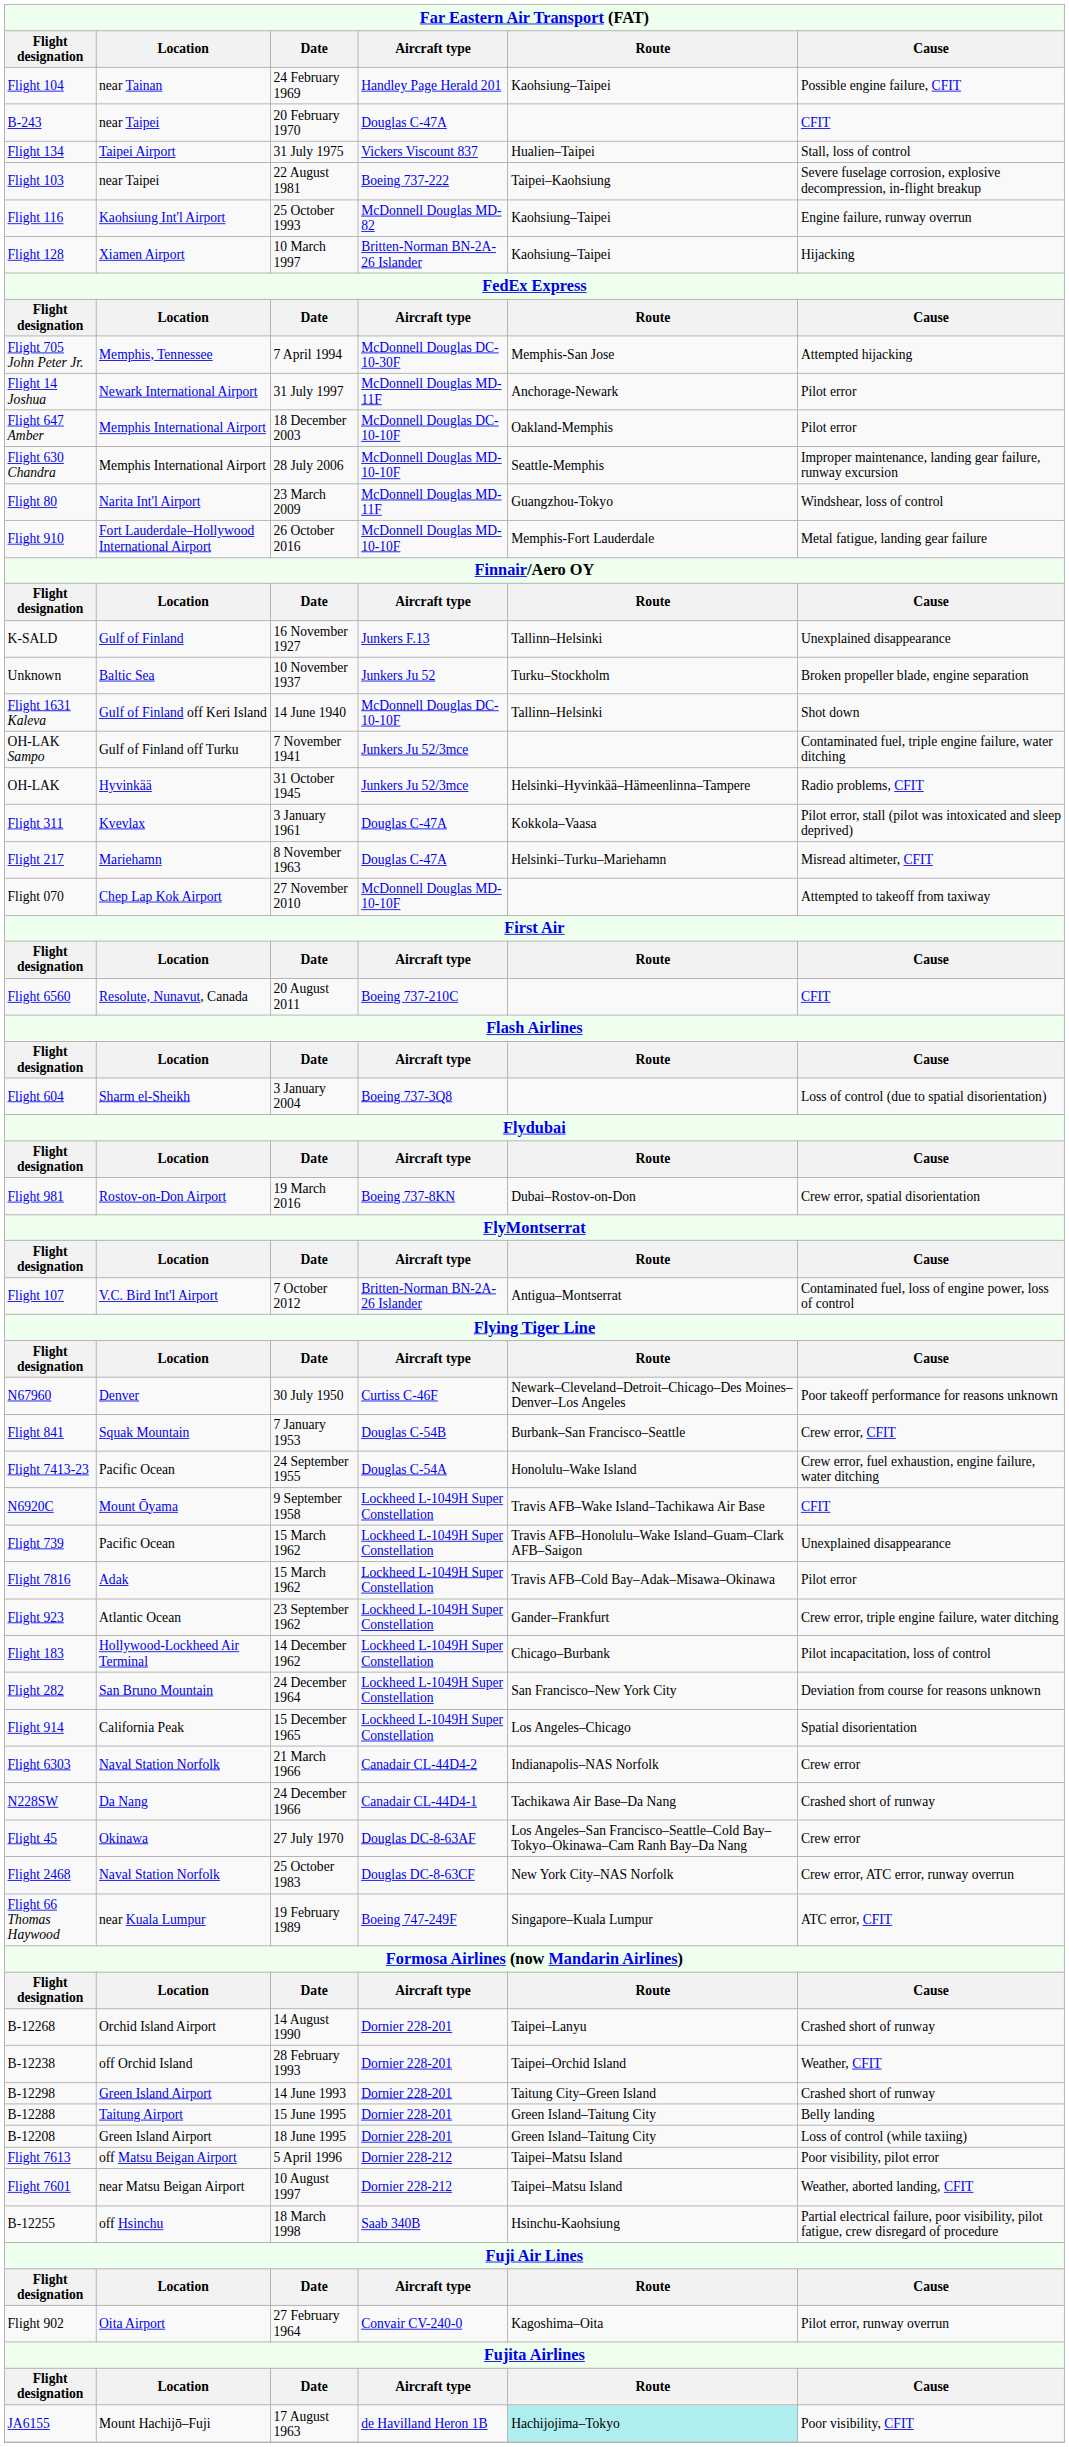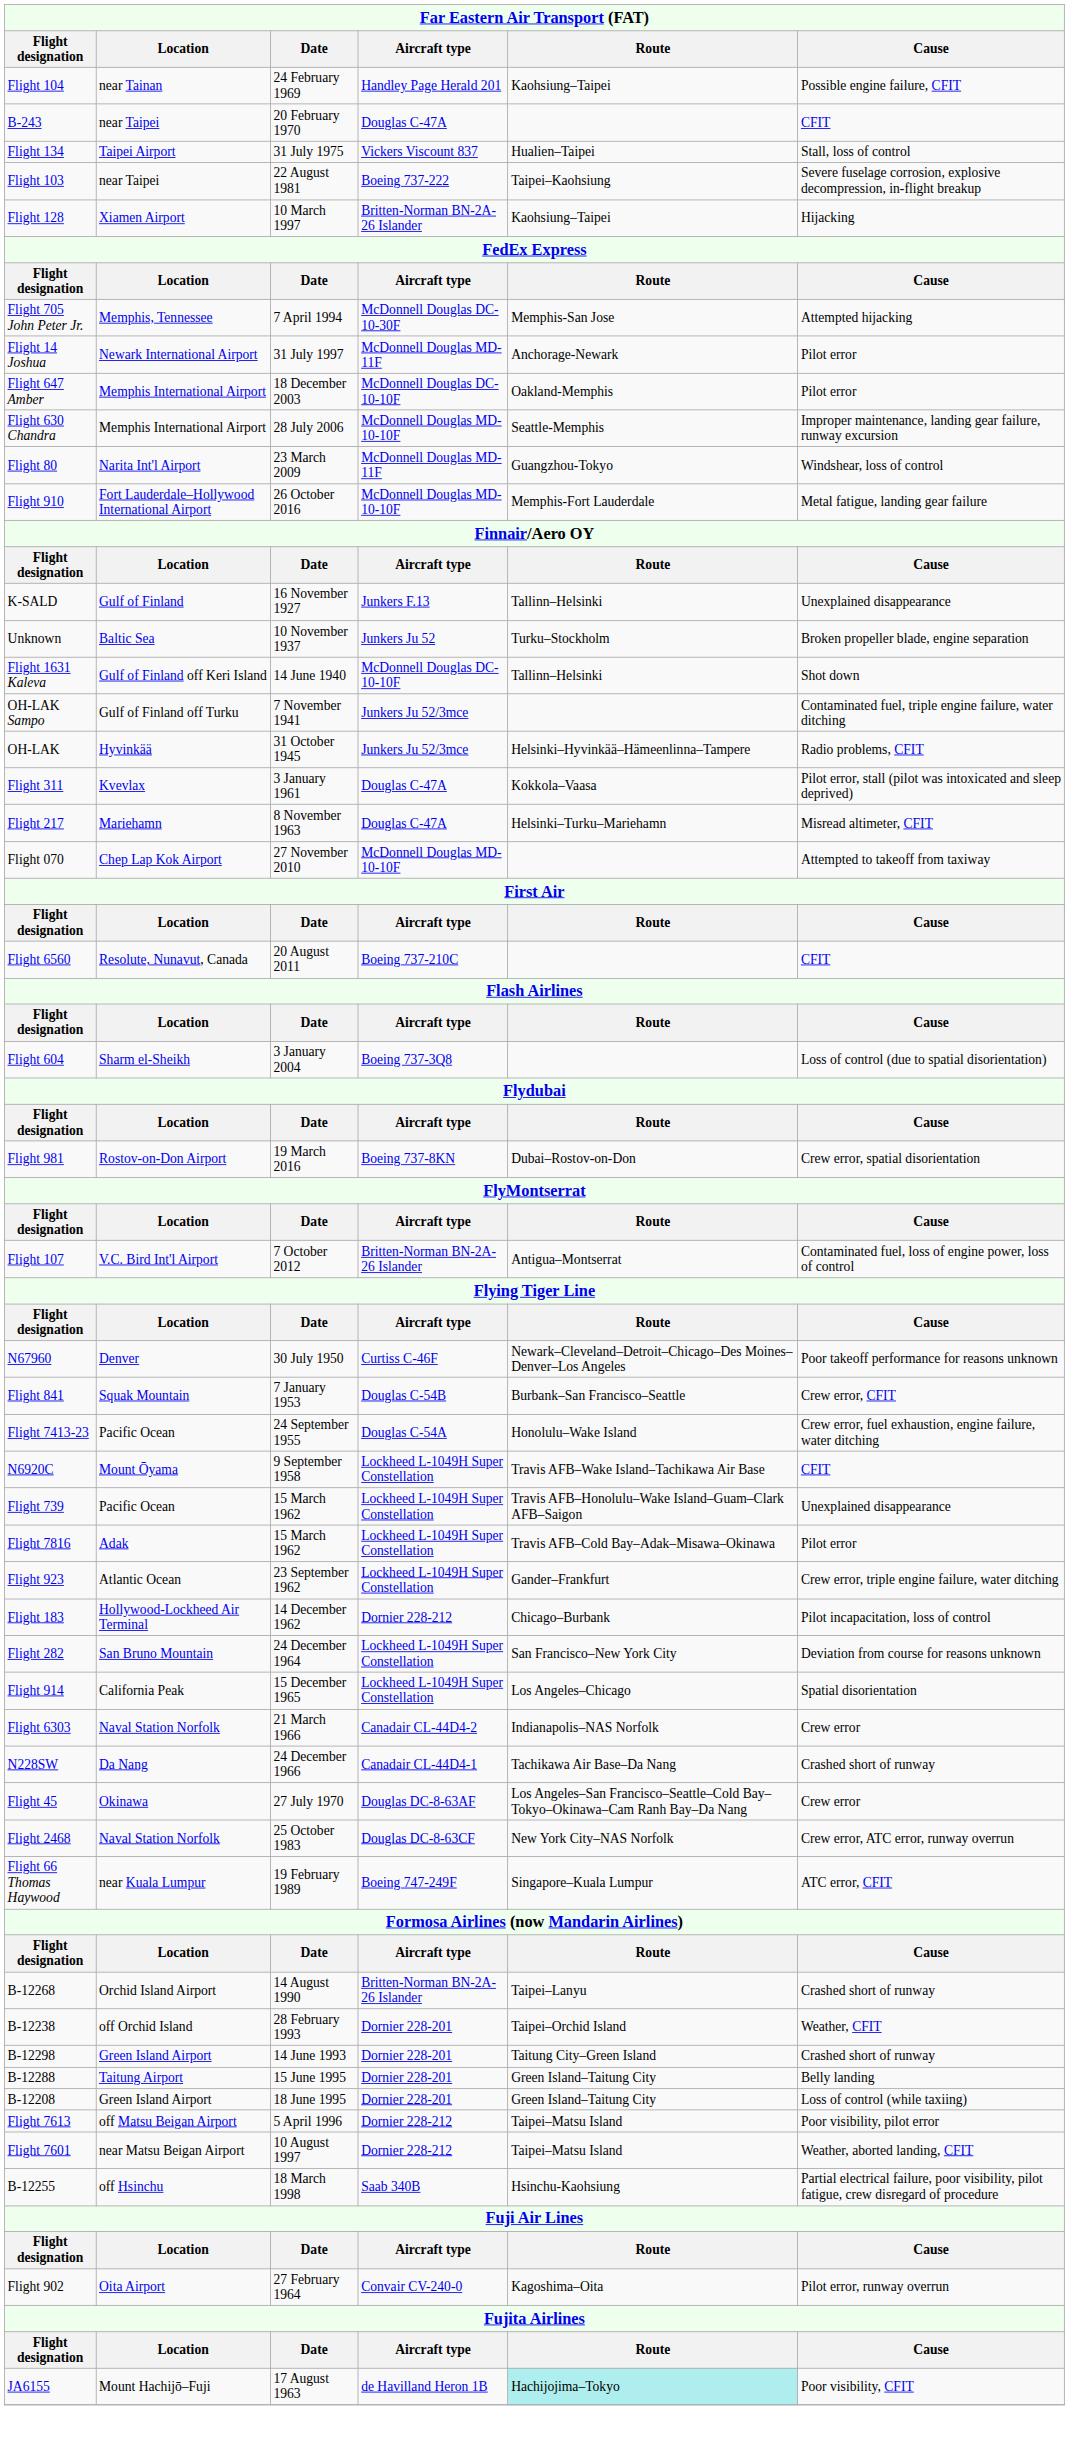- row: (35, 218)
(432, 1653) Lockheed L-1049H Super Constellation -> (407, 1617) Dornier 228-212
(407, 2027) Dornier 228-201 -> (429, 1990) Britten-Norman BN-2A-26 Islander
